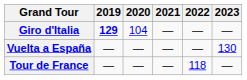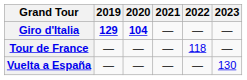(138, 30) normal -> (138, 30) bold
rows swapped: (49, 65) <-> (49, 48)
